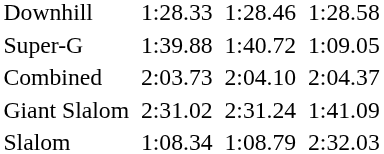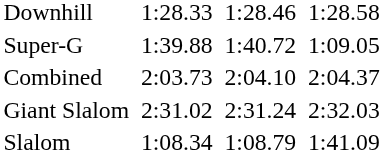(344, 110) 1:41.09 -> (344, 110) 2:32.03
(344, 142) 2:32.03 -> (344, 142) 1:41.09
